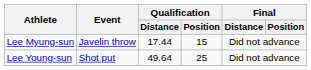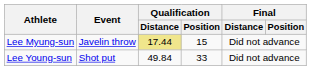(160, 43) no background -> (160, 43) khaki background
(160, 58) 49.64 -> (160, 58) 49.84
(202, 58) 25 -> (202, 58) 33
